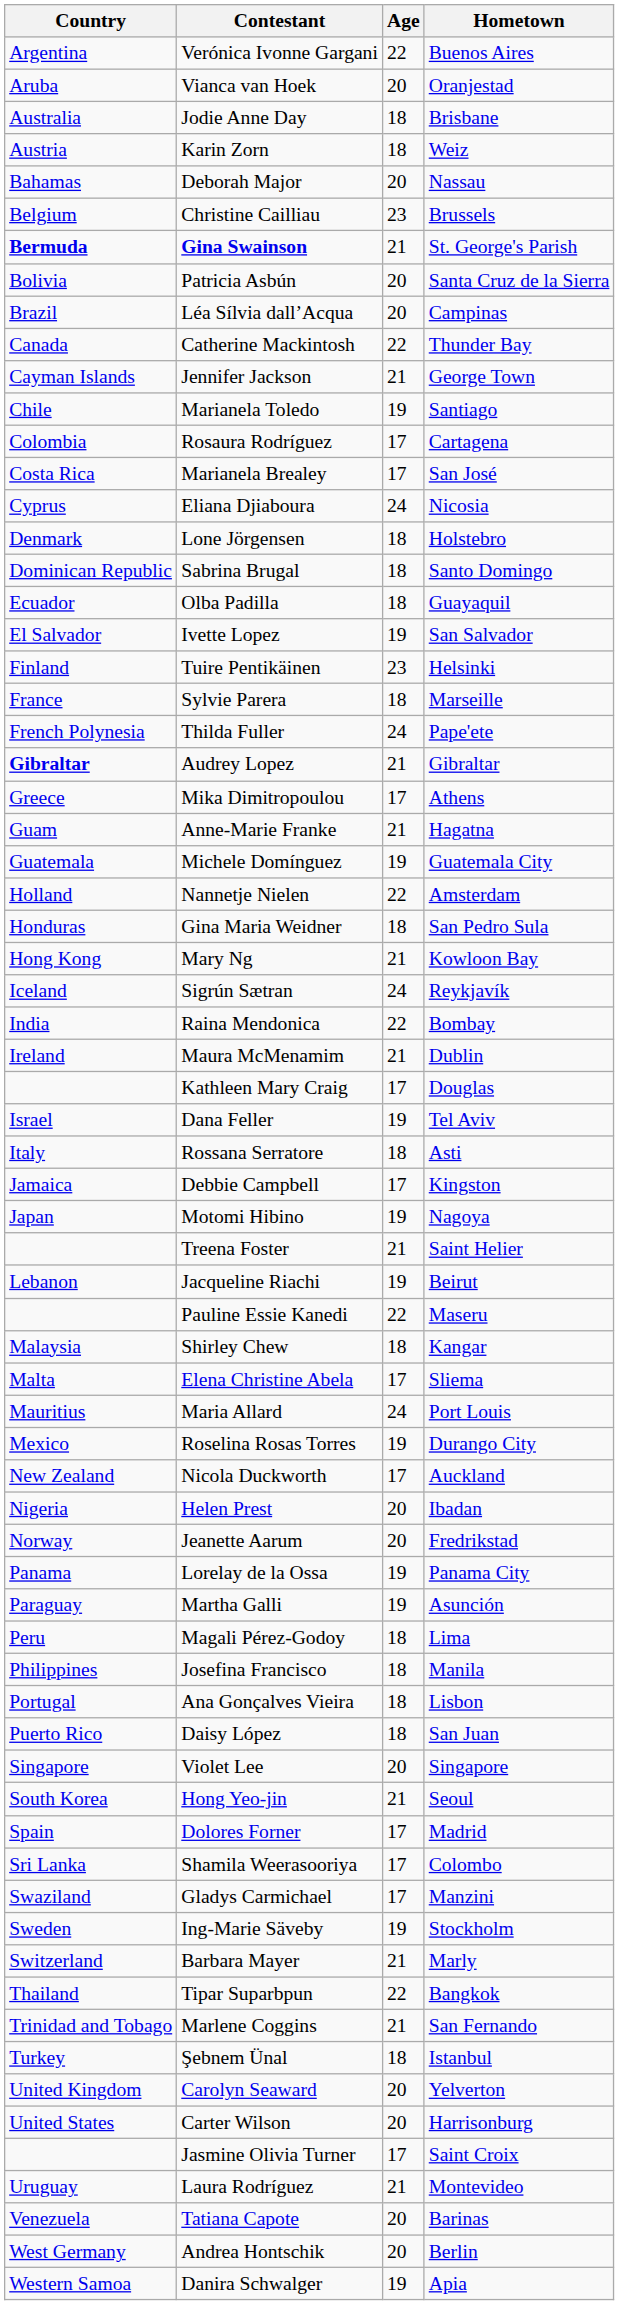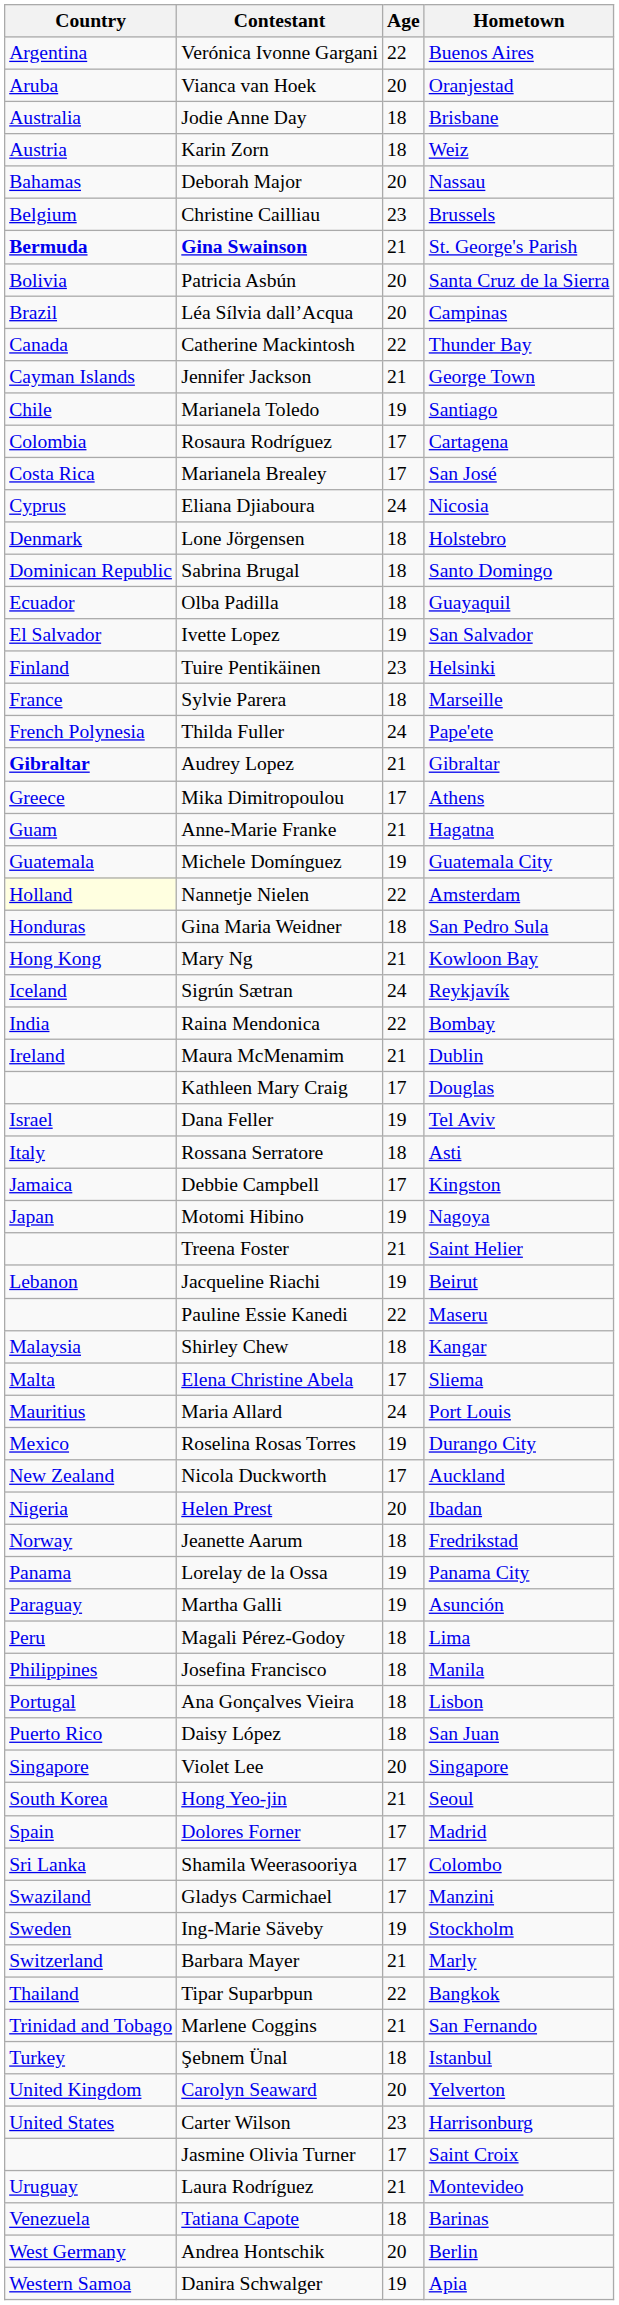(41, 893) no background -> (41, 893) lightyellow background
(397, 1540) 20 -> (397, 1540) 18
(397, 2122) 20 -> (397, 2122) 23
(397, 2219) 20 -> (397, 2219) 18
